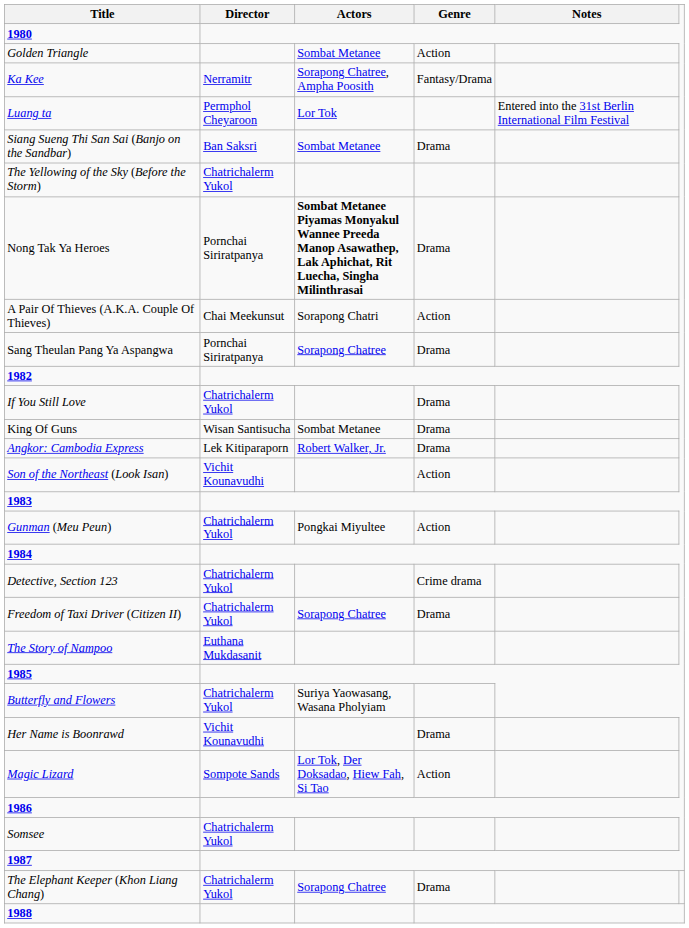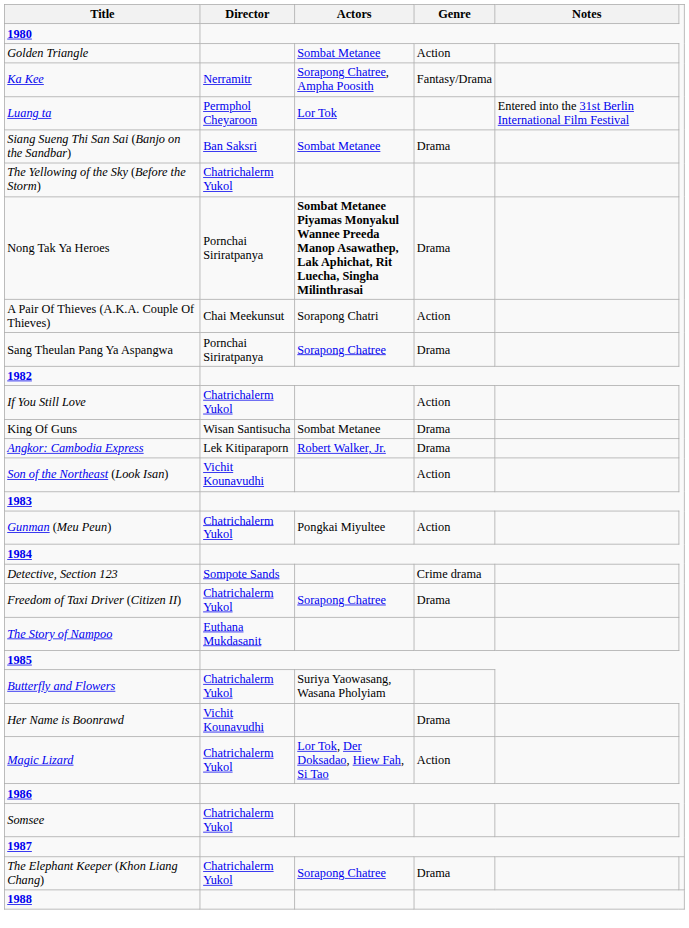(434, 402) Drama -> (434, 402) Action
(238, 580) Chatrichalerm Yukol -> (241, 573) Sompote Sands
(241, 774) Sompote Sands -> (238, 760) Chatrichalerm Yukol
